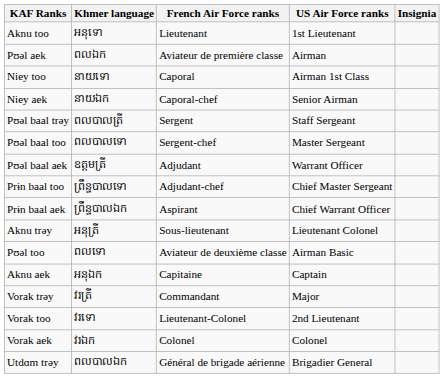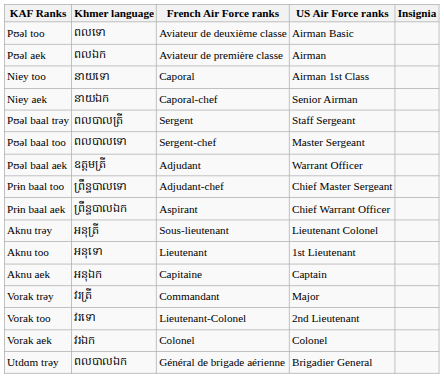rows swapped: (26, 252) <-> (28, 33)
